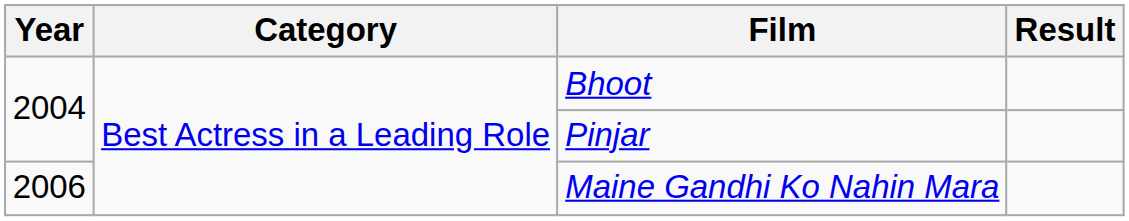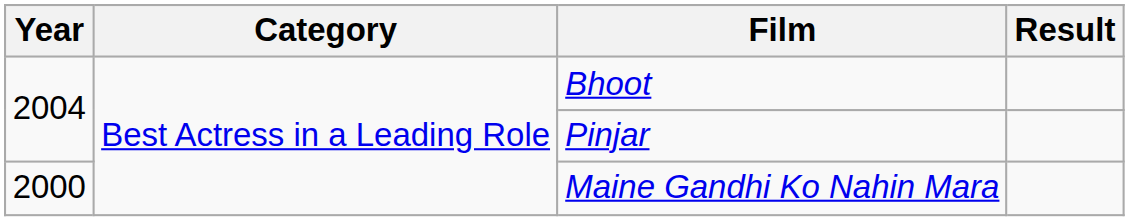(49, 187) 2006 -> (49, 187) 2000
